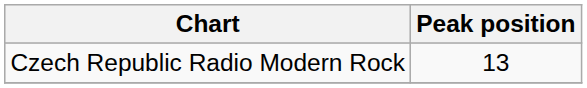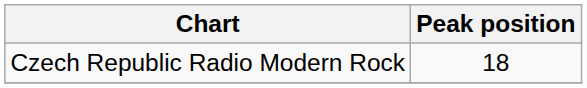(496, 62) 13 -> (496, 62) 18
